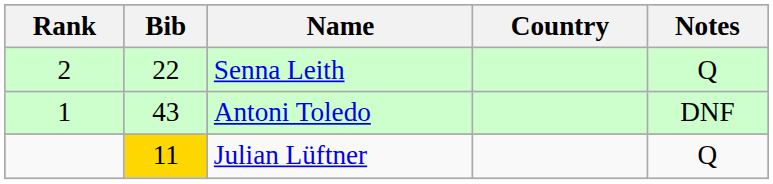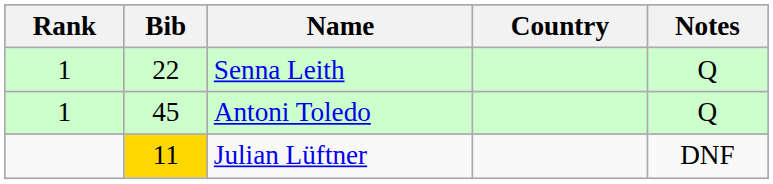(64, 69) 2 -> (64, 69) 1
(166, 112) 43 -> (166, 112) 45
(707, 112) DNF -> (707, 112) Q
(707, 155) Q -> (707, 155) DNF
